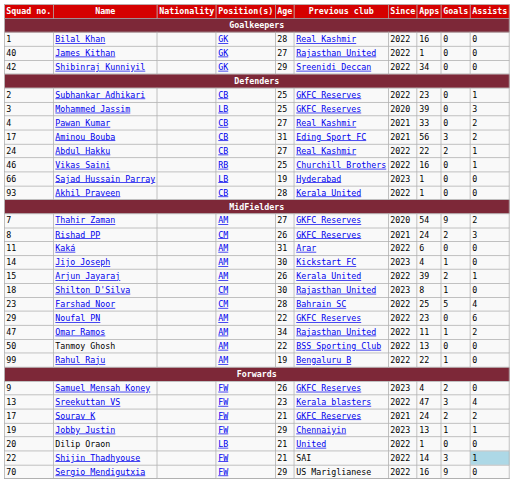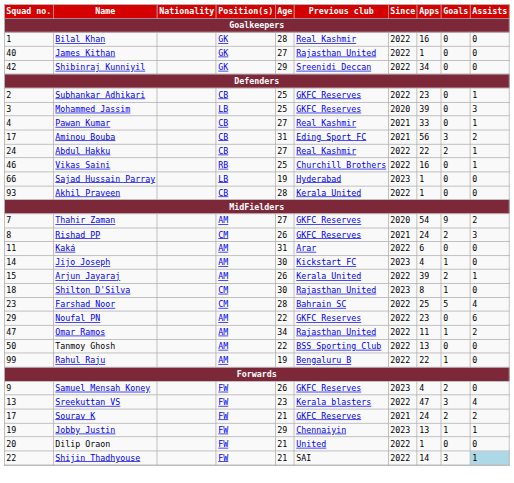(475, 123) 2 -> (475, 123) 1
(223, 444) LB -> (223, 444) FW
- row: (100, 472)
